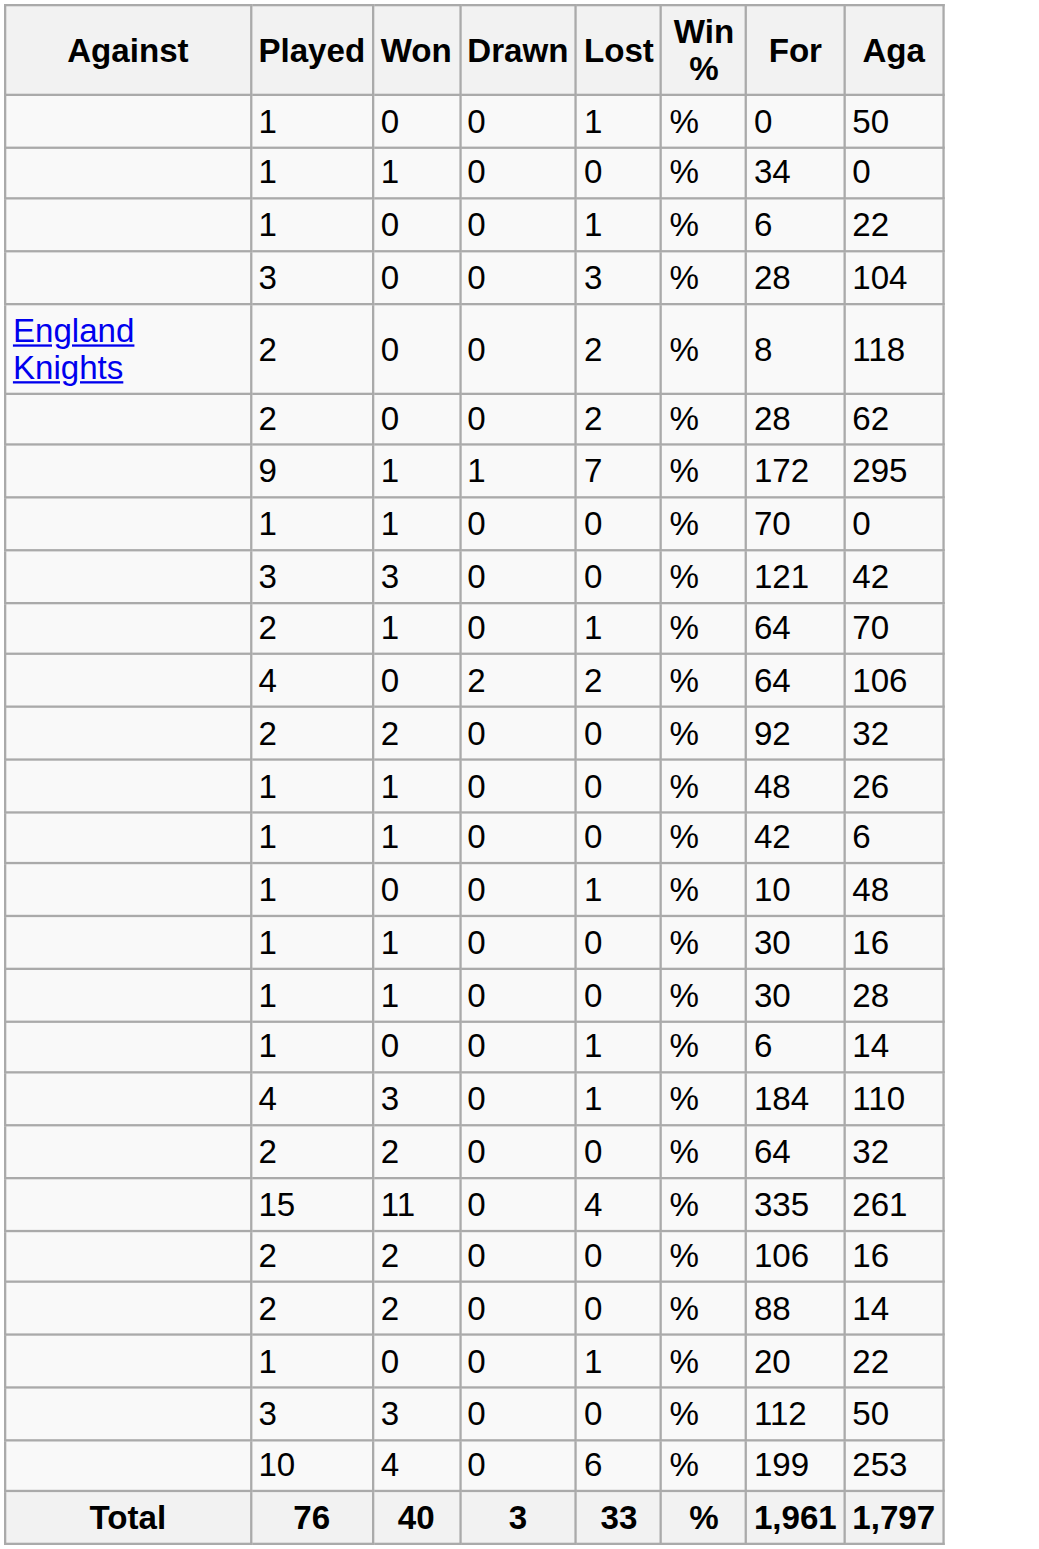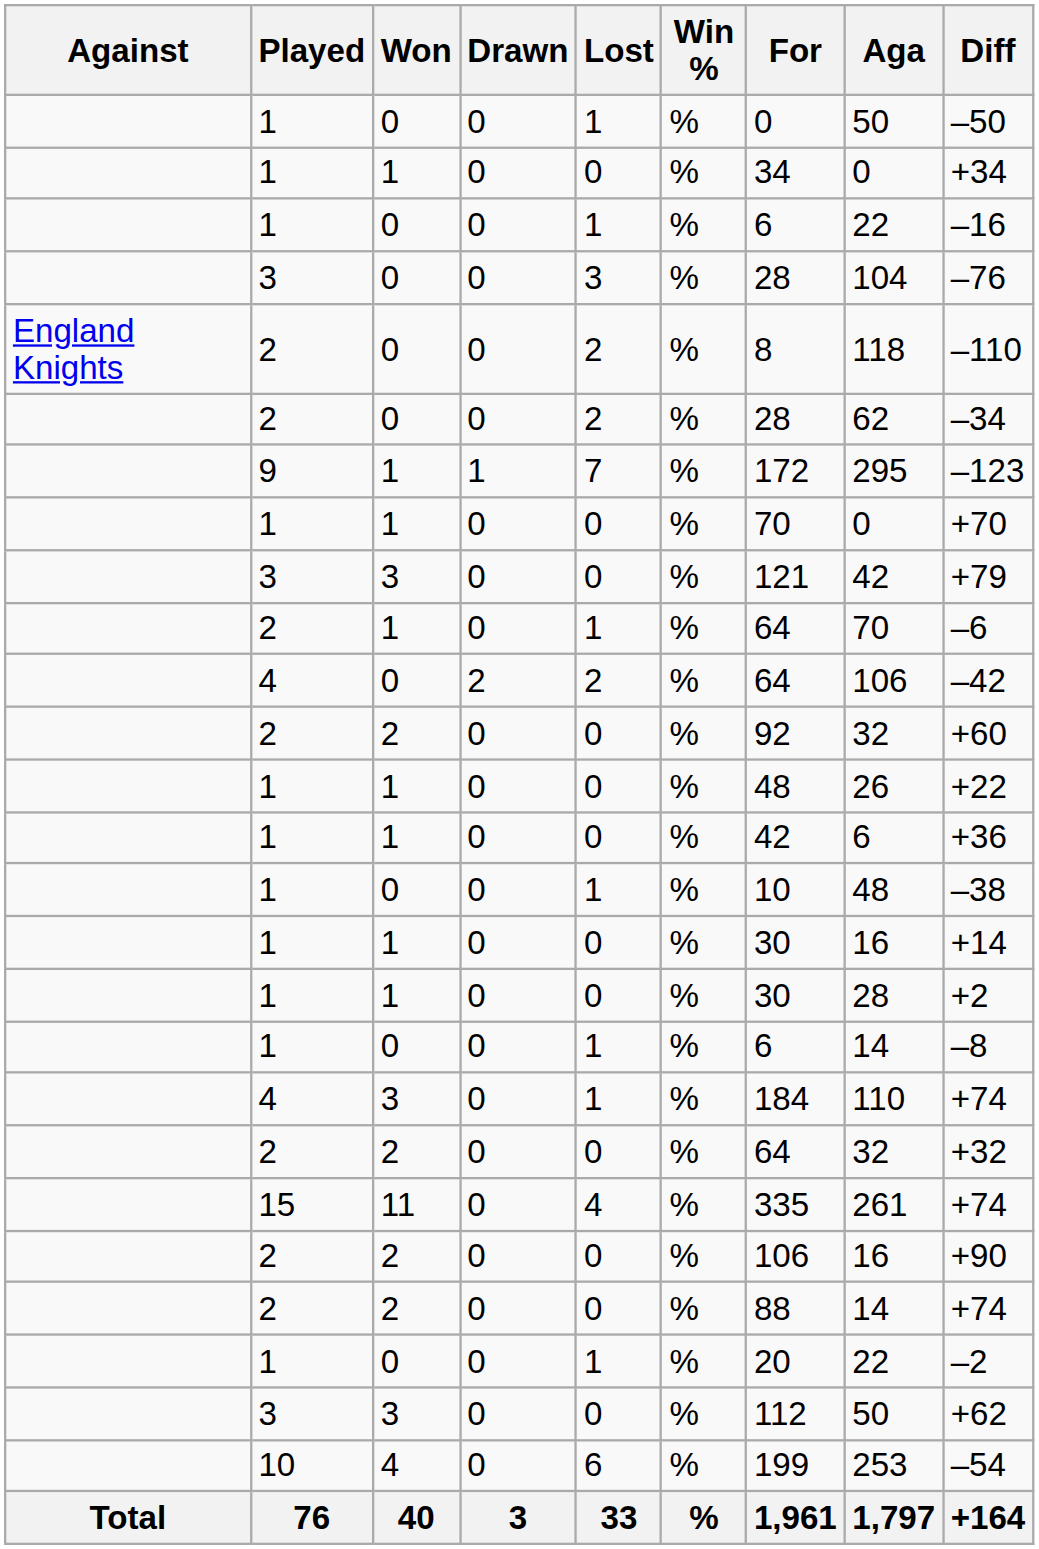+ column: (988, 50)
